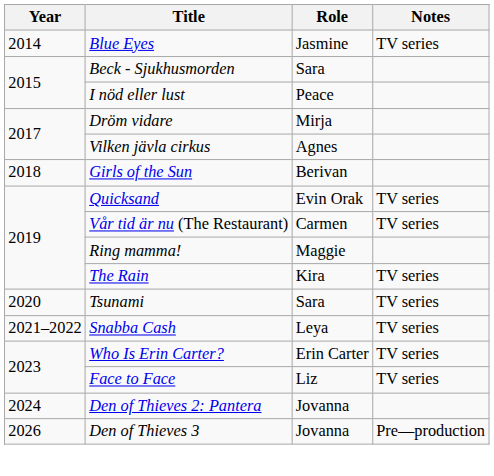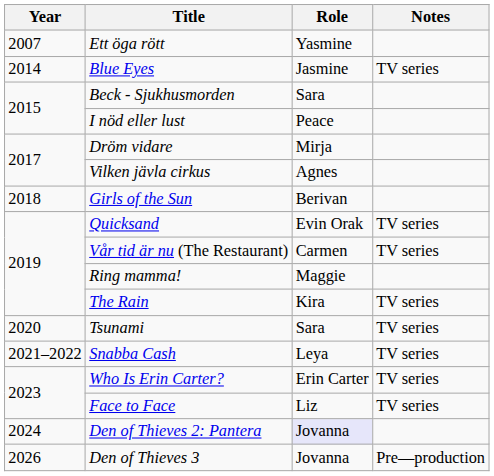+ row: (127, 43)
(322, 405) no background -> (322, 431) lavender background
